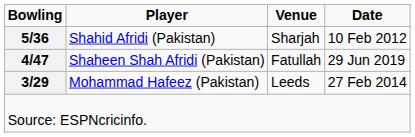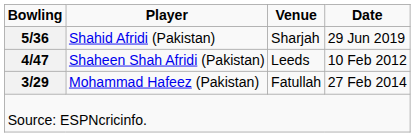(367, 37) 10 Feb 2012 -> (366, 37) 29 Jun 2019
(296, 60) Fatullah -> (290, 60) Leeds
(366, 60) 29 Jun 2019 -> (367, 60) 10 Feb 2012
(290, 82) Leeds -> (296, 82) Fatullah
